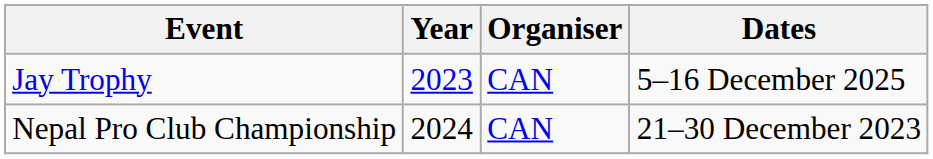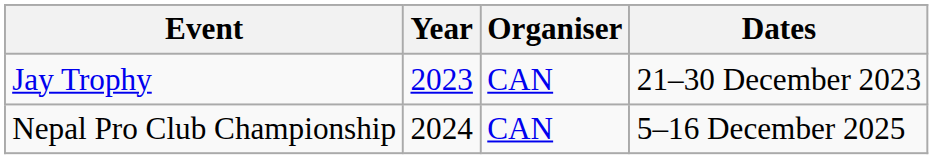(771, 78) 5–16 December 2025 -> (779, 78) 21–30 December 2023
(779, 128) 21–30 December 2023 -> (771, 128) 5–16 December 2025
